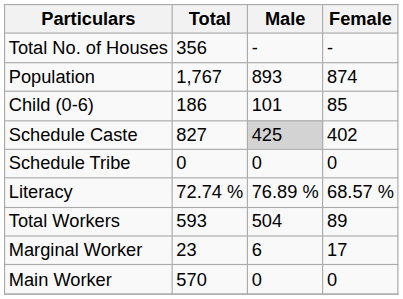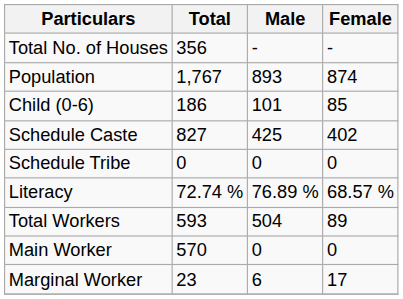(267, 134) lightgrey background -> (267, 134) no background
rows swapped: (60, 279) <-> (76, 250)
